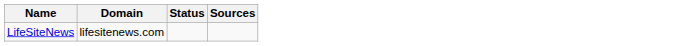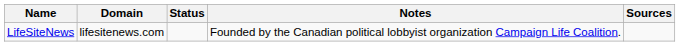+ column: (415, 13)
